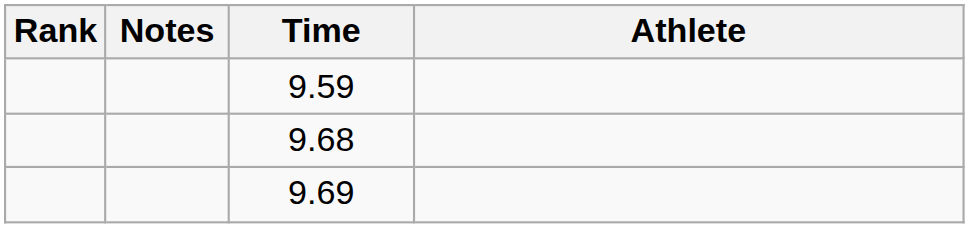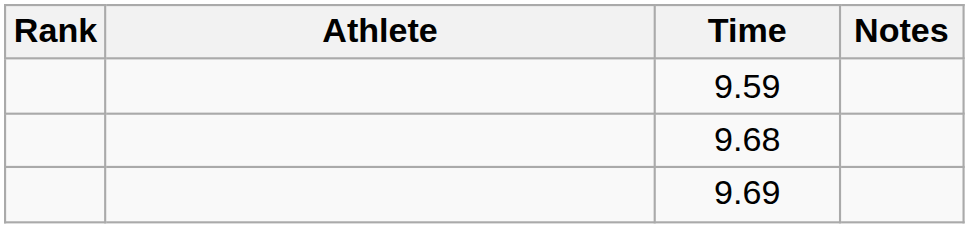columns swapped: (688, 31) <-> (167, 31)
